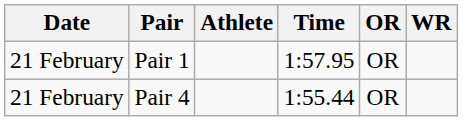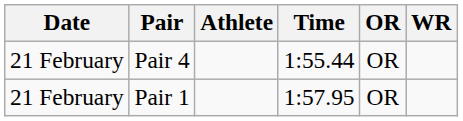rows swapped: (162, 60) <-> (162, 97)
